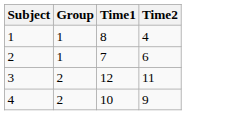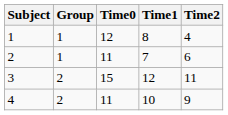+ column: (118, 15)
